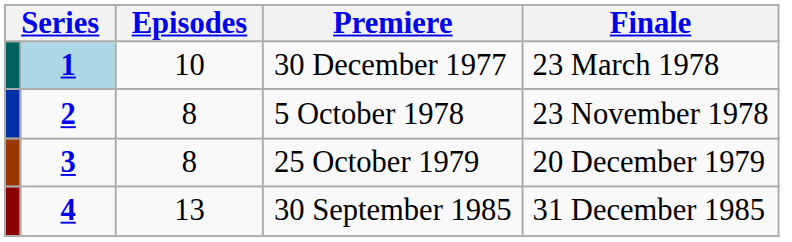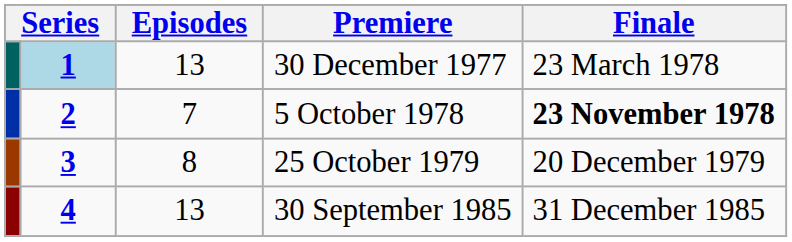(189, 65) 10 -> (189, 65) 13
(189, 113) 8 -> (189, 113) 7
(651, 113) normal -> (654, 113) bold
